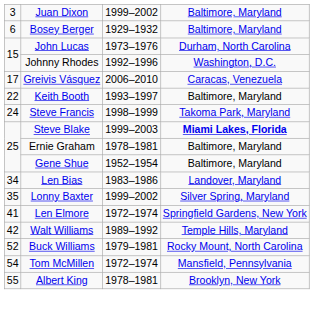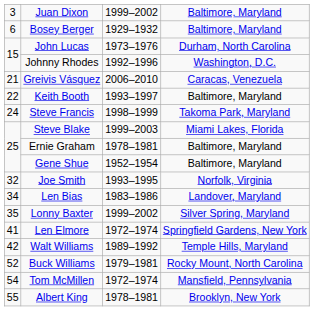(13, 79) 17 -> (13, 79) 21
(235, 130) bold -> (235, 130) normal
+ row: (62, 180)
